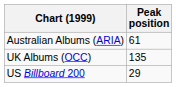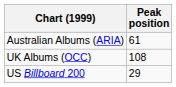(138, 57) 135 -> (138, 57) 108
